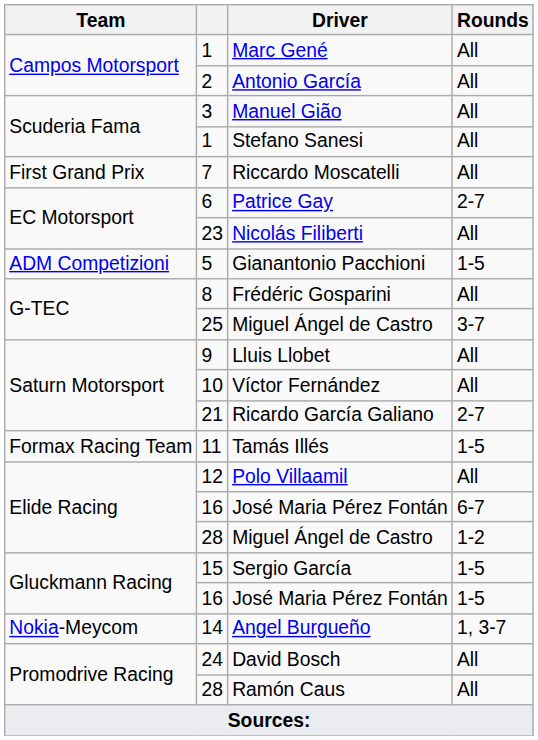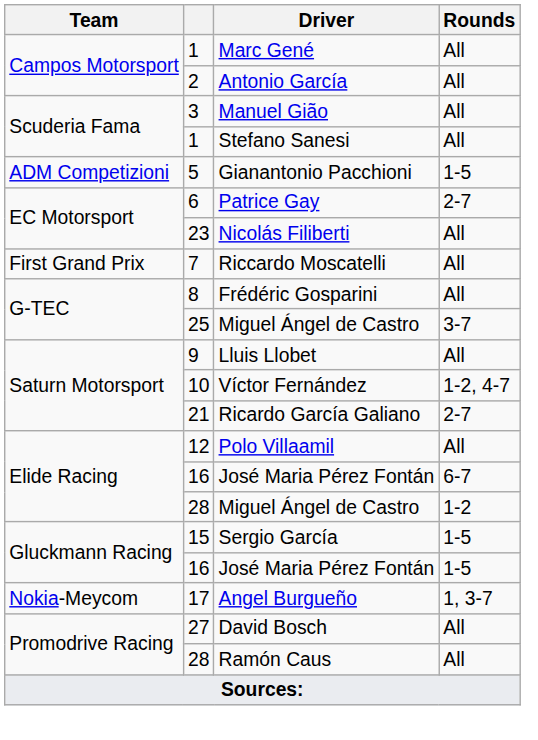rows swapped: (89, 263) <-> (77, 172)
(468, 385) All -> (477, 385) 1-2, 4-7
- row: (101, 446)
(212, 628) 14 -> (199, 598) 17
(212, 659) 24 -> (199, 628) 27
